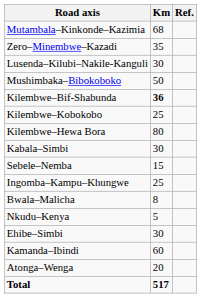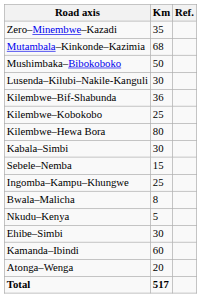rows swapped: (76, 30) <-> (62, 47)
rows swapped: (64, 81) <-> (77, 64)
(158, 98) bold -> (158, 98) normal
